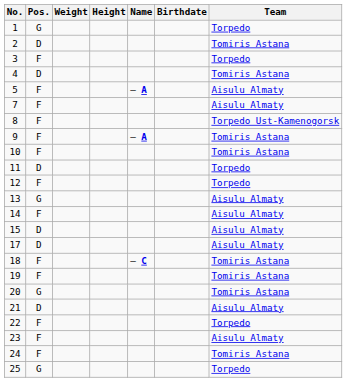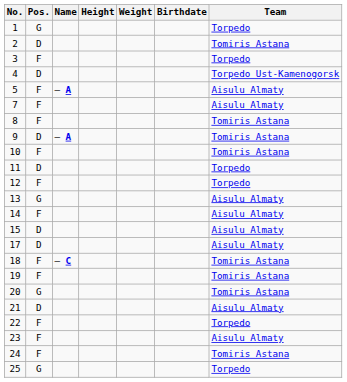columns swapped: (141, 12) <-> (71, 12)
(250, 74) Tomiris Astana -> (275, 74) Torpedo Ust-Kamenogorsk
(275, 121) Torpedo Ust-Kamenogorsk -> (250, 121) Tomiris Astana
(39, 136) F -> (39, 136) D
